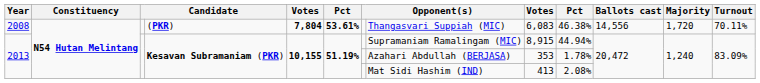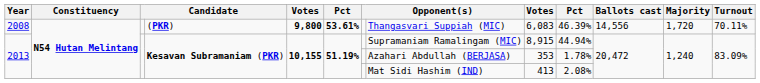(308, 27) 7,804 -> (308, 27) 9,800
(575, 27) 46.38% -> (575, 27) 46.39%
